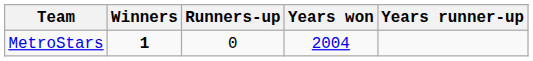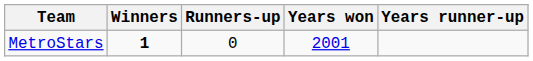(331, 43) 2004 -> (331, 43) 2001
